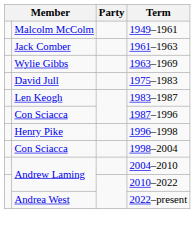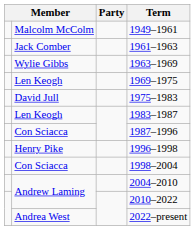+ row: (154, 81)
